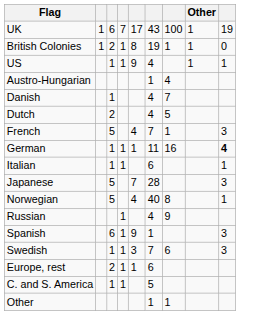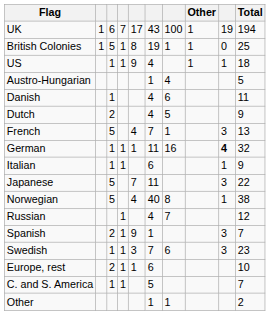+ column: (250, 13)
(112, 47) 2 -> (112, 47) 5
(168, 98) 7 -> (168, 98) 6
(154, 183) 28 -> (153, 183) 11
(168, 217) 9 -> (168, 217) 7
(112, 234) 6 -> (112, 234) 2
